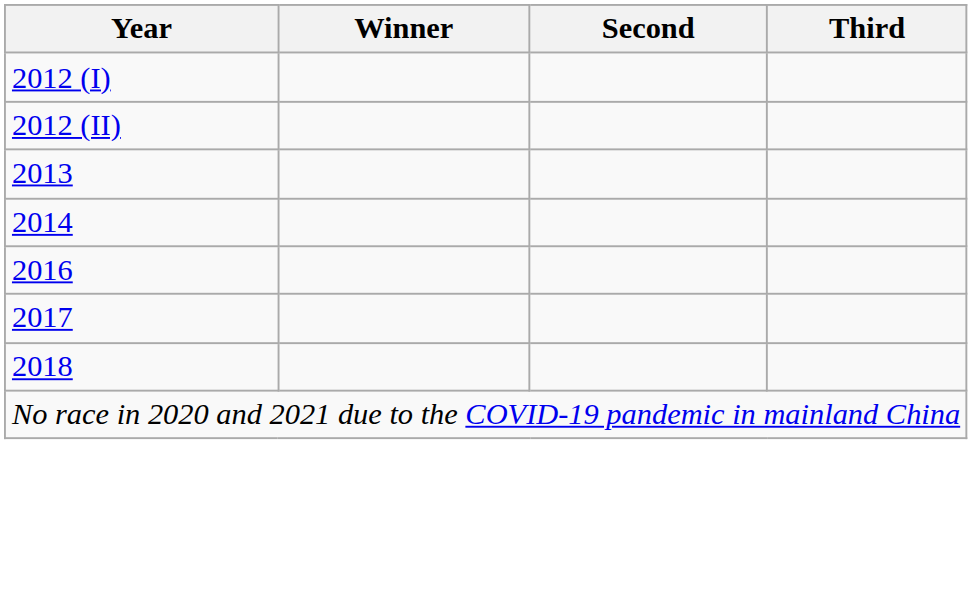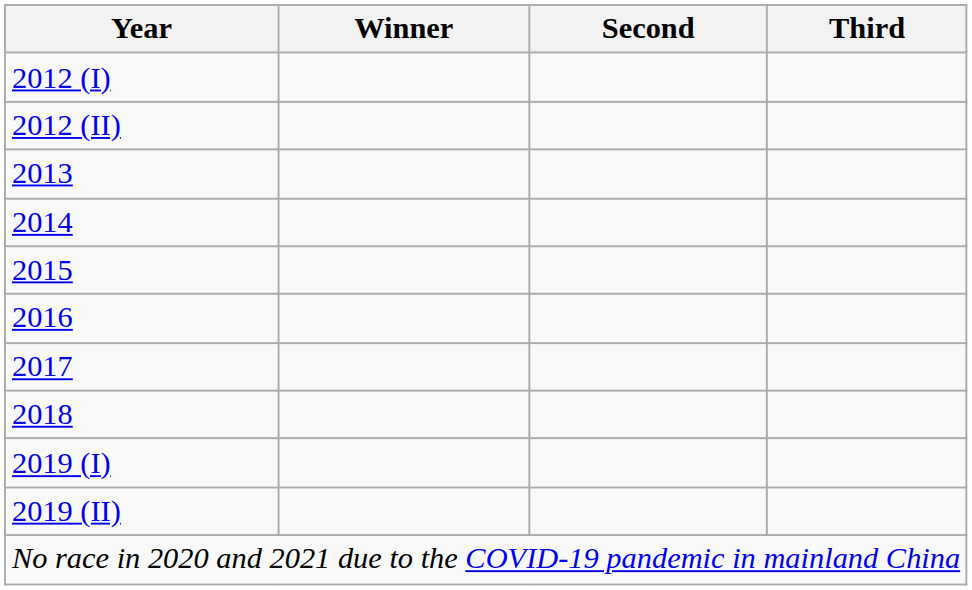+ row: (42, 269)
+ row: (61, 462)
+ row: (66, 510)
